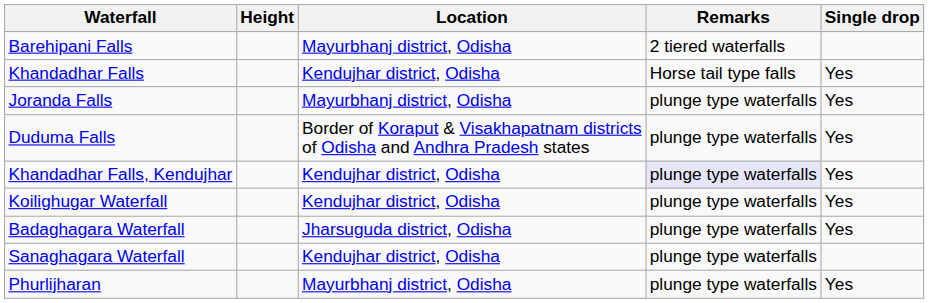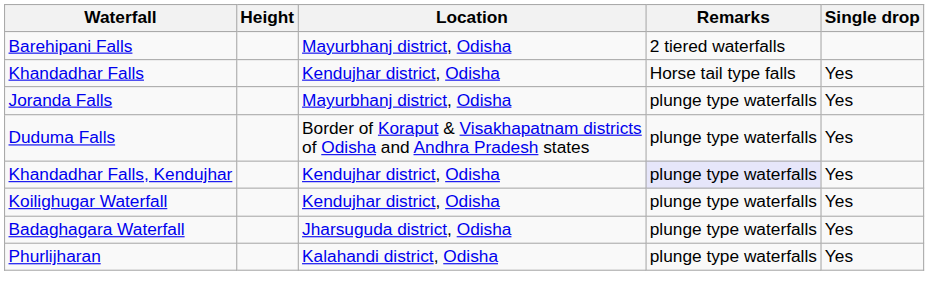- row: (97, 256)
(407, 284) Mayurbhanj district, Odisha -> (400, 256) Kalahandi district, Odisha
